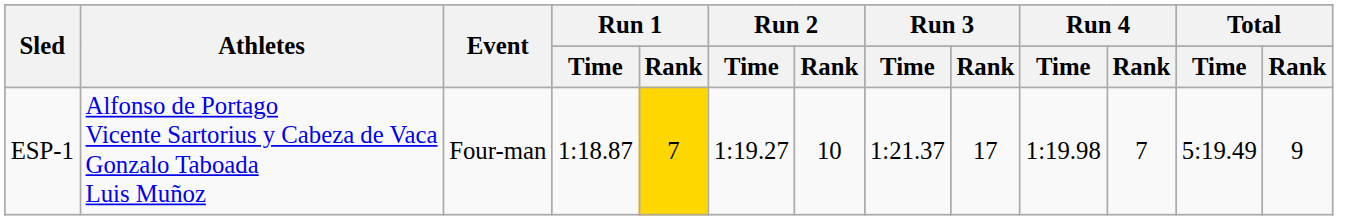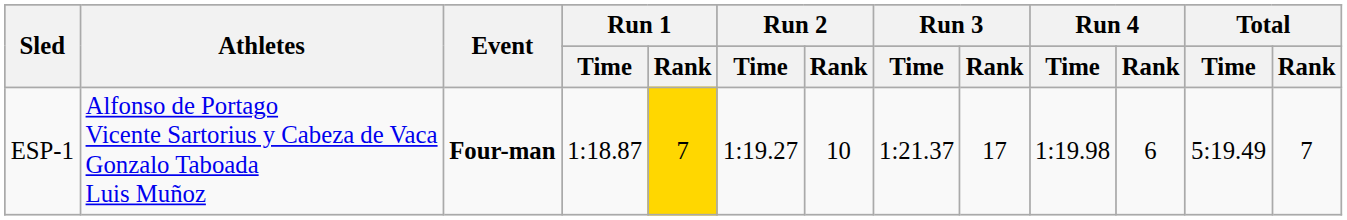(498, 150) normal -> (502, 150) bold
(1141, 150) 7 -> (1151, 150) 6
(1297, 150) 9 -> (1307, 150) 7
